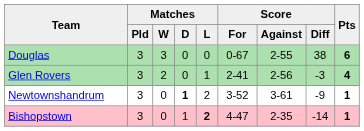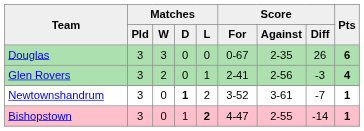(281, 55) 2-55 -> (281, 55) 2-35
(320, 55) 38 -> (320, 55) 26
(320, 95) -9 -> (320, 95) -7
(281, 116) 2-35 -> (281, 116) 2-55
